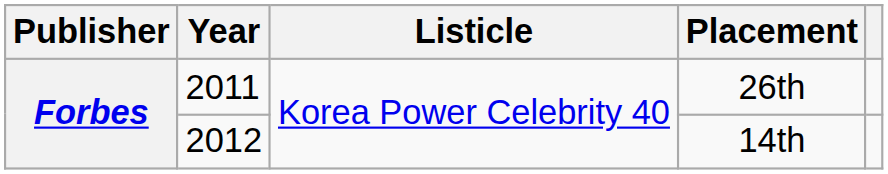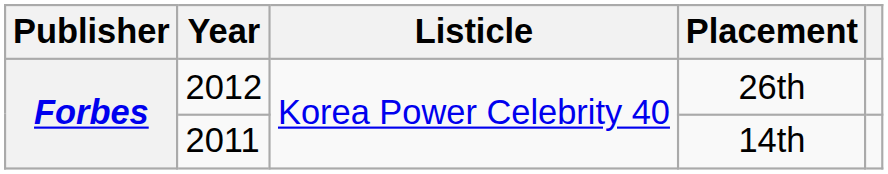(223, 86) 2011 -> (224, 86) 2012
(224, 140) 2012 -> (223, 140) 2011
